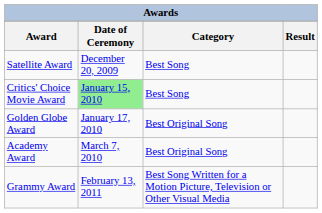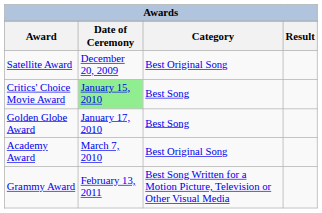(167, 65) Best Song -> (186, 65) Best Original Song
(186, 123) Best Original Song -> (167, 123) Best Song
